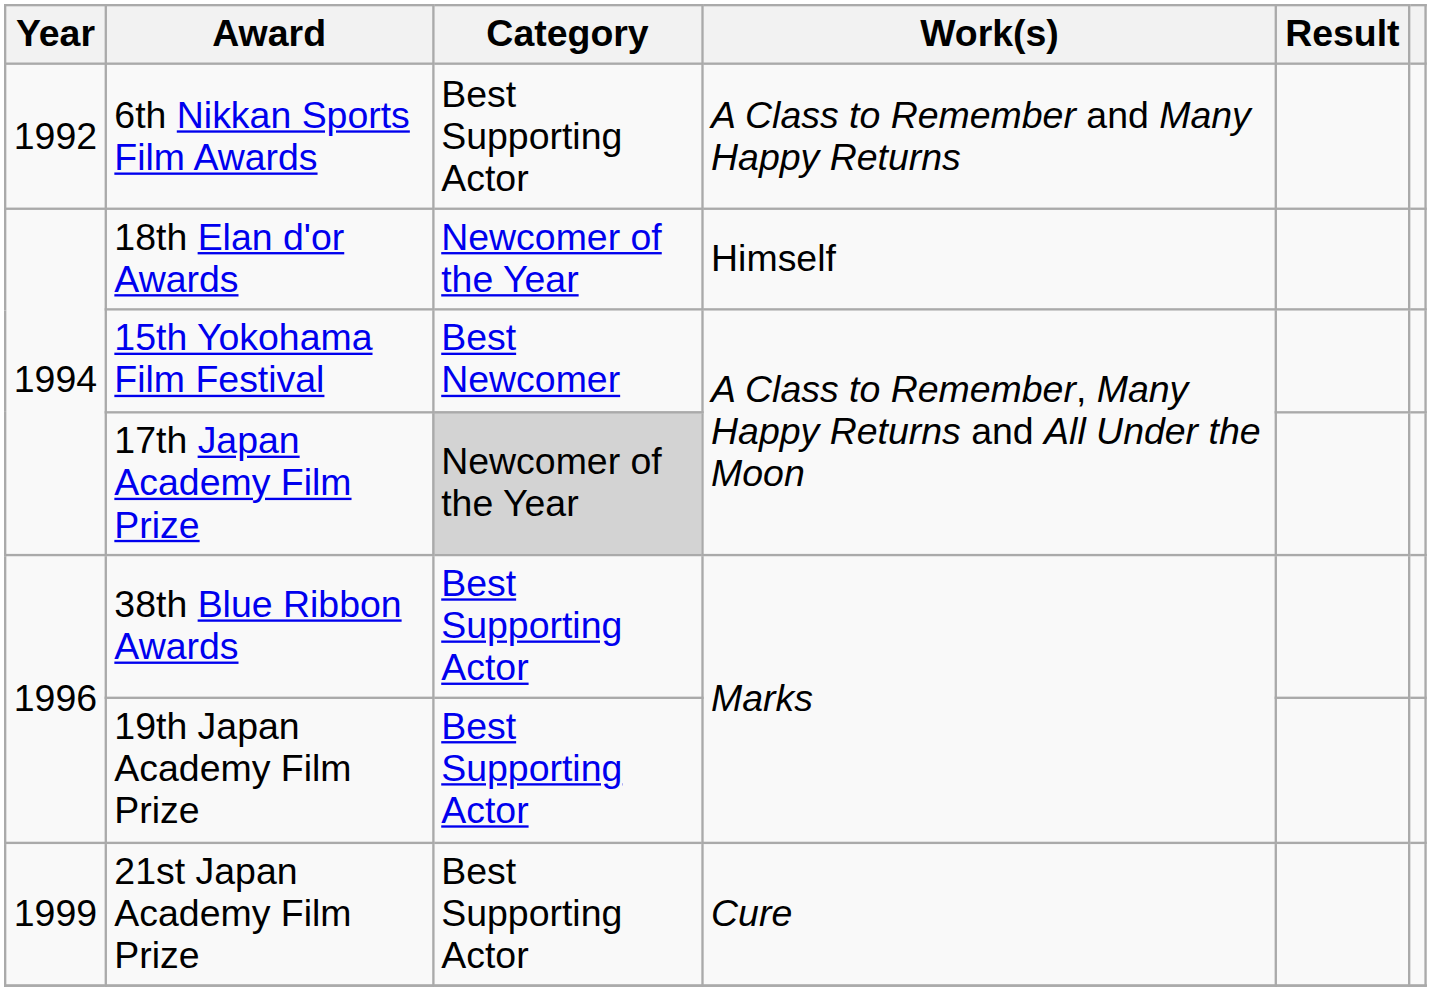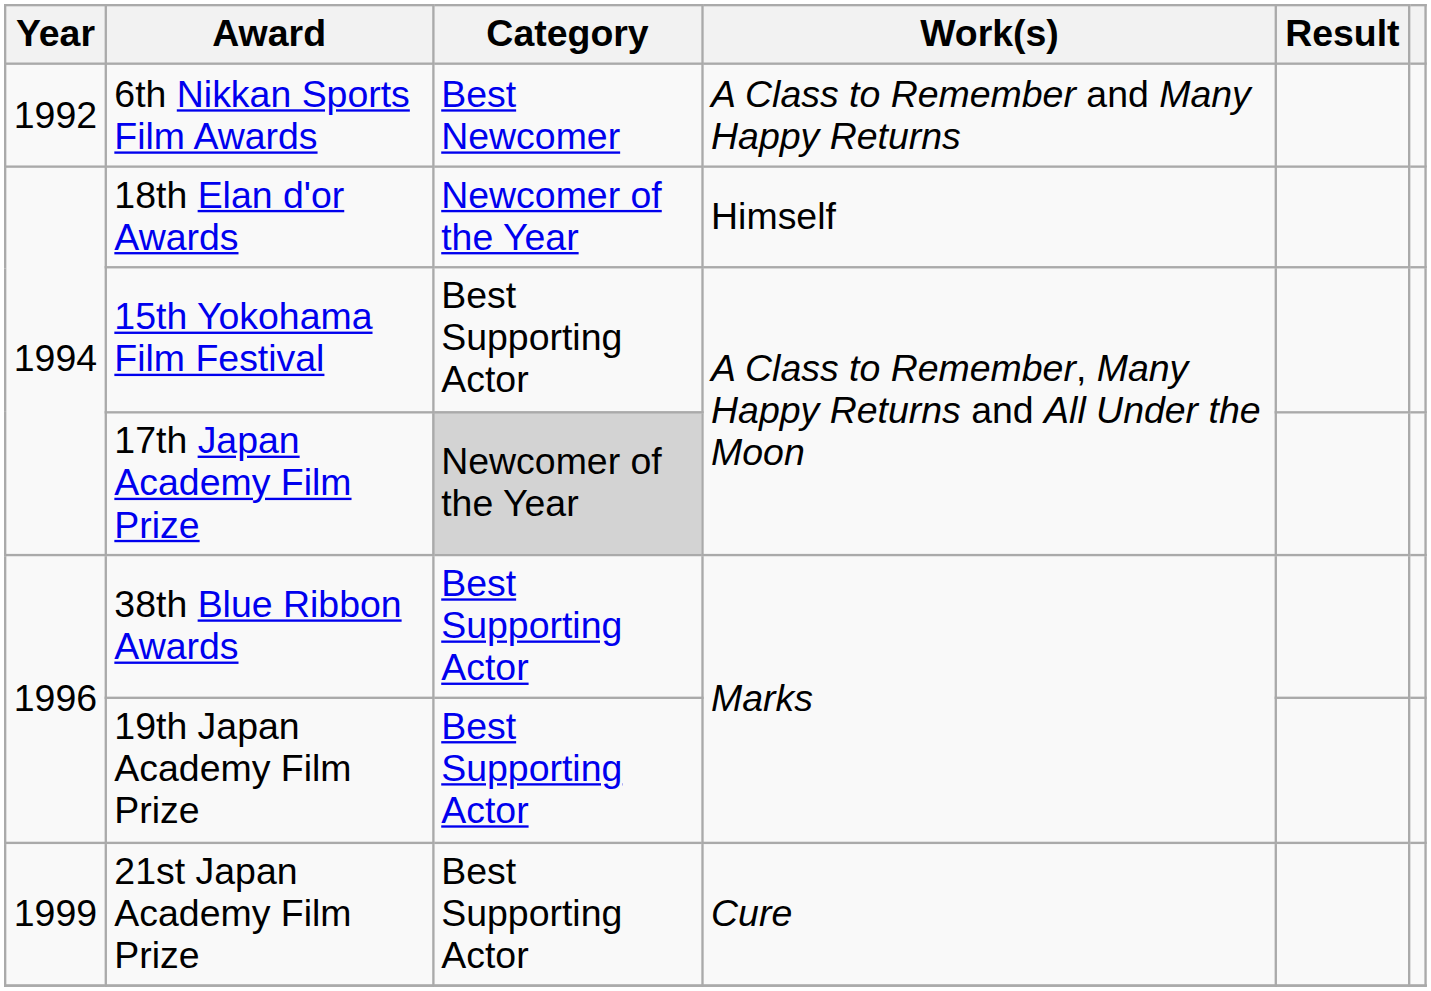(532, 135) Best Supporting Actor -> (531, 114) Best Newcomer
(531, 359) Best Newcomer -> (532, 338) Best Supporting Actor
